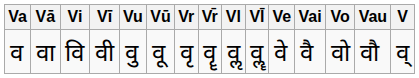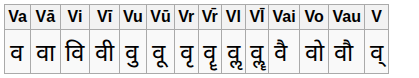- column: (282, 17)
